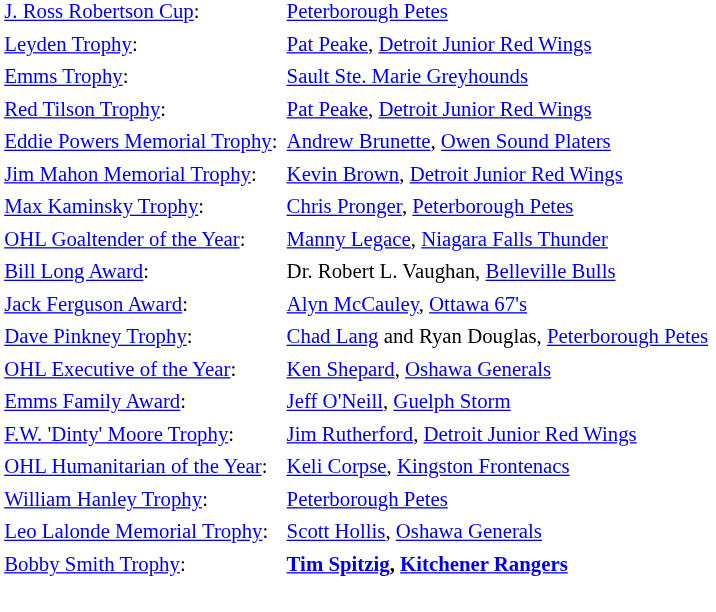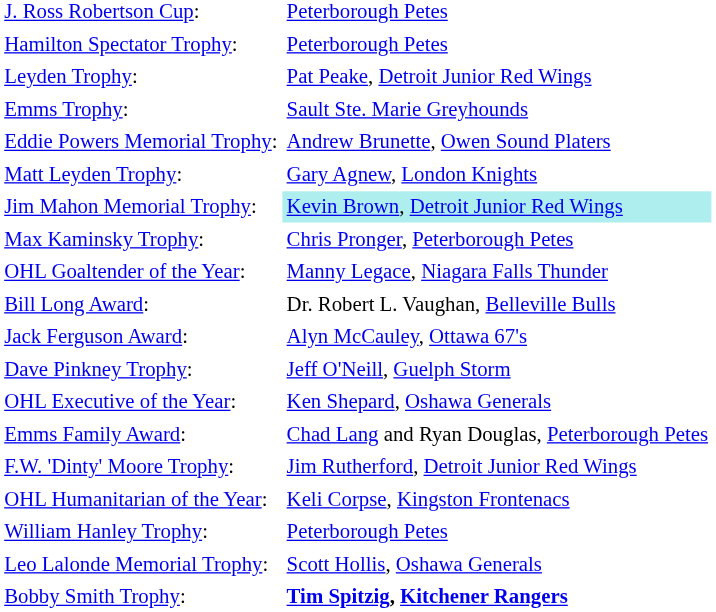+ row: (121, 44)
- row: (85, 109)
+ row: (93, 174)
(455, 174) no background -> (455, 206) paleturquoise background
(497, 336) Chad Lang and Ryan Douglas, Peterborough Petes -> (399, 369) Jeff O'Neill, Guelph Storm
(399, 401) Jeff O'Neill, Guelph Storm -> (497, 434) Chad Lang and Ryan Douglas, Peterborough Petes
